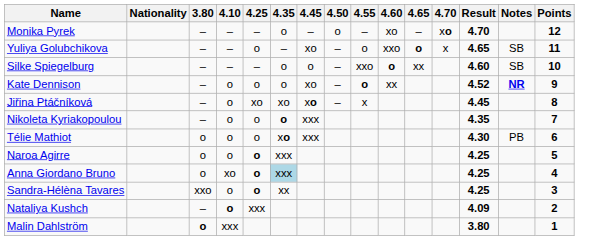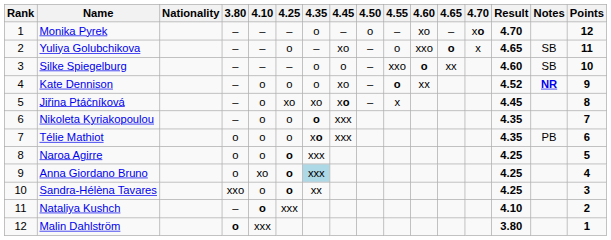+ column: (21, 13)
(479, 137) 4.30 -> (511, 137) 4.35
(479, 208) 4.09 -> (511, 208) 4.10
